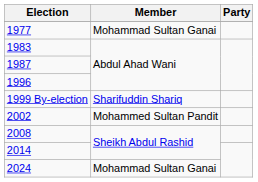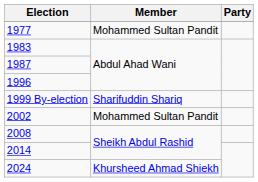(155, 30) Mohammad Sultan Ganai -> (156, 30) Mohammed Sultan Pandit
(155, 168) Mohammad Sultan Ganai -> (156, 168) Khursheed Ahmad Shiekh
